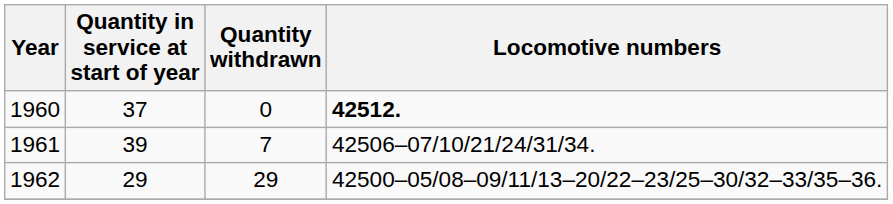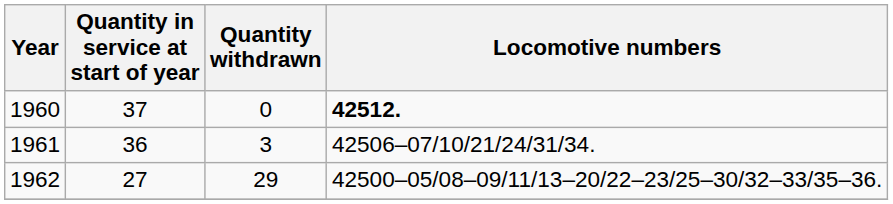(135, 144) 39 -> (135, 144) 36
(266, 144) 7 -> (266, 144) 3
(135, 180) 29 -> (135, 180) 27
